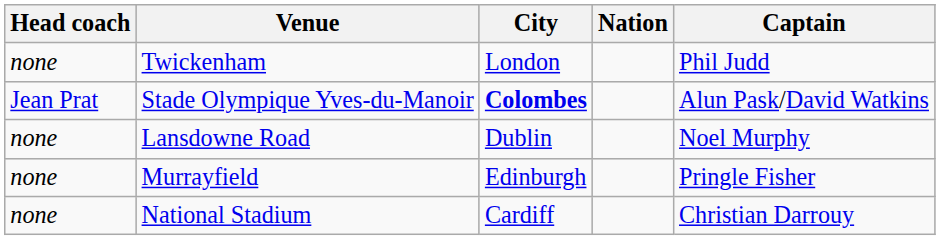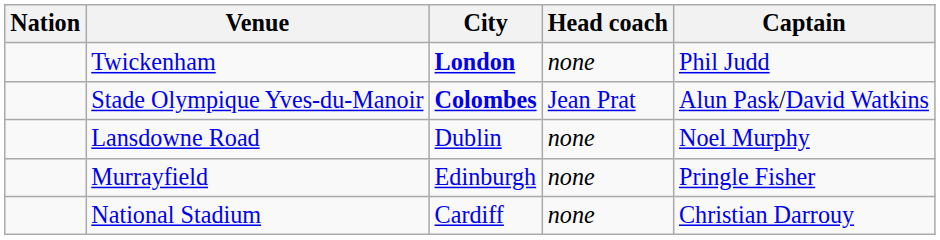columns swapped: (633, 23) <-> (70, 23)
(522, 61) normal -> (475, 61) bold
